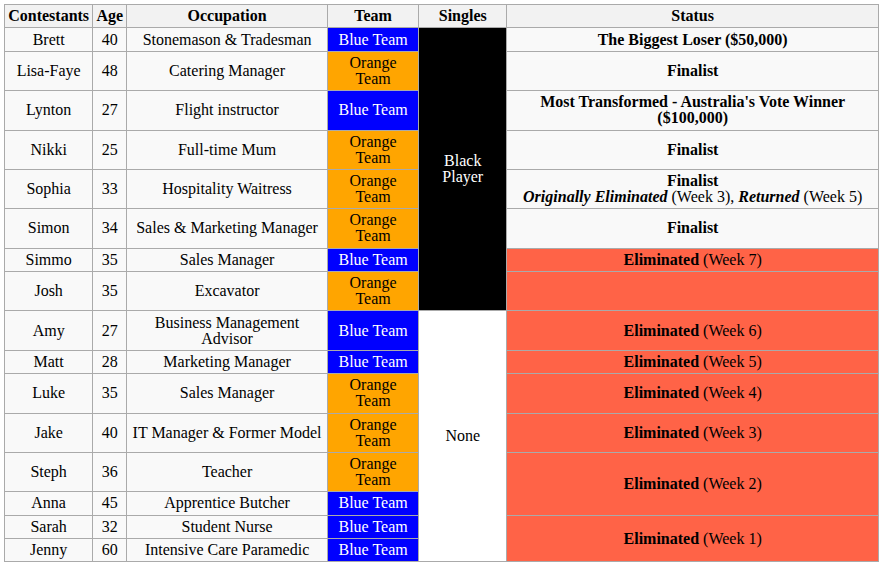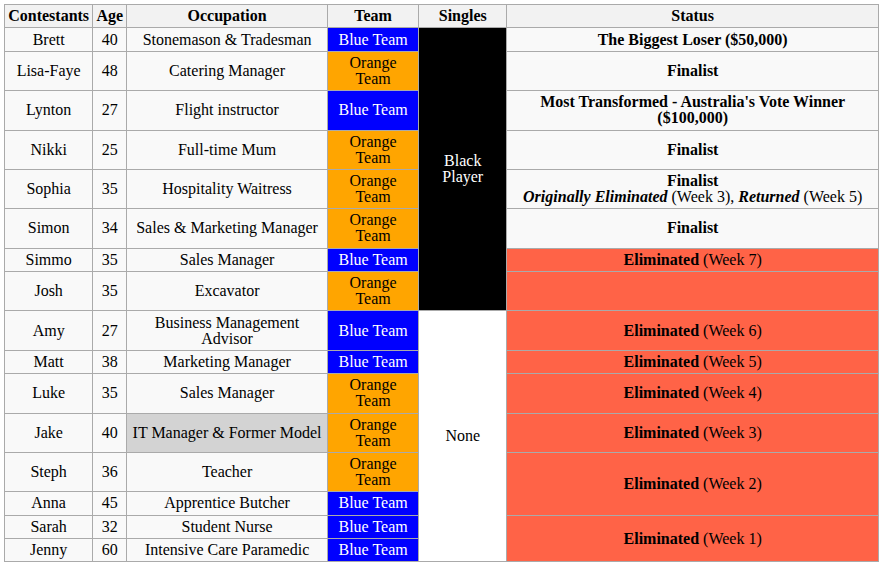(110, 189) 33 -> (110, 189) 35
(110, 361) 28 -> (110, 361) 38
(227, 432) no background -> (227, 432) lightgrey background
